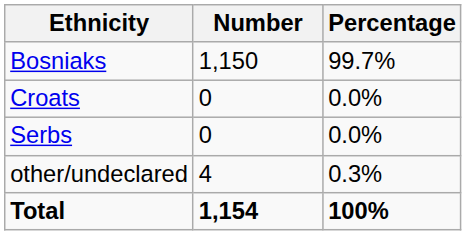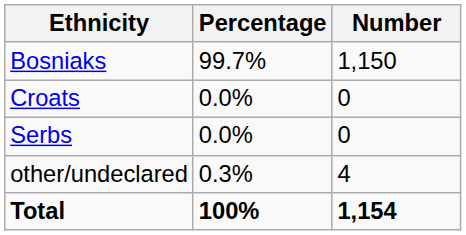columns swapped: (258, 23) <-> (392, 23)
